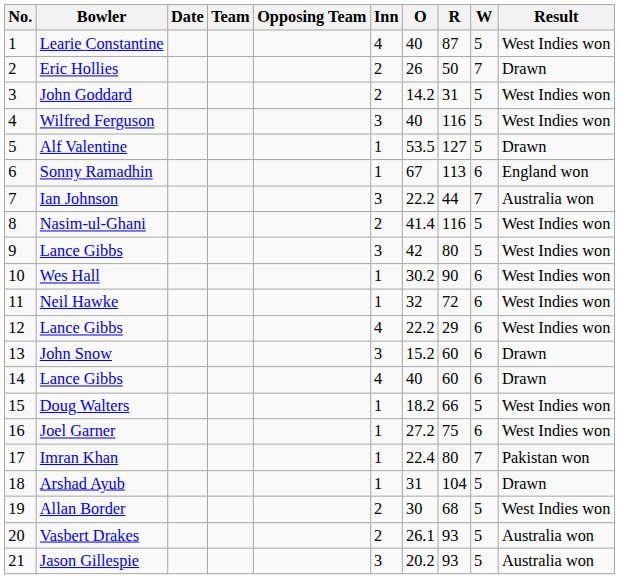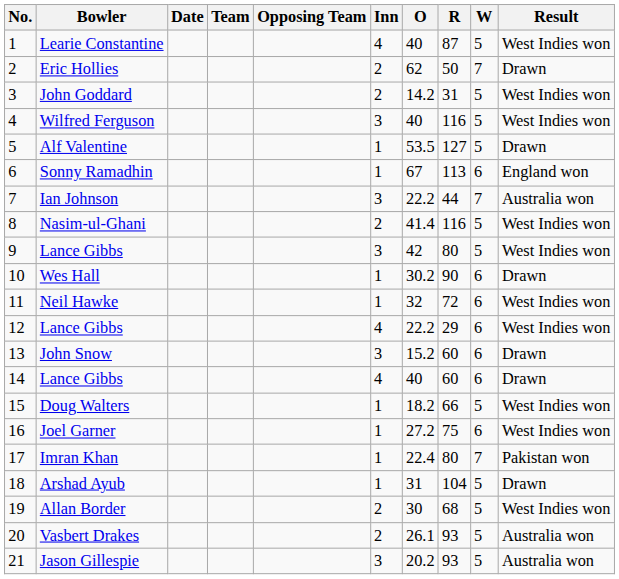(414, 69) 26 -> (414, 69) 62
(556, 276) West Indies won -> (524, 276) Drawn
